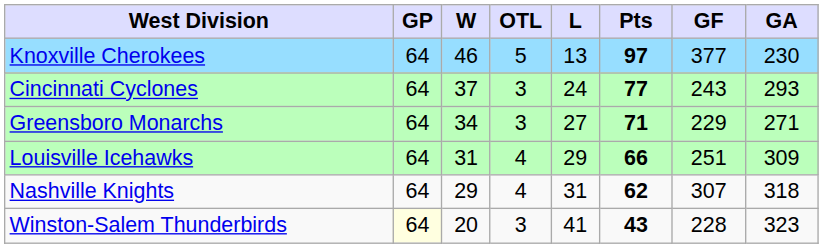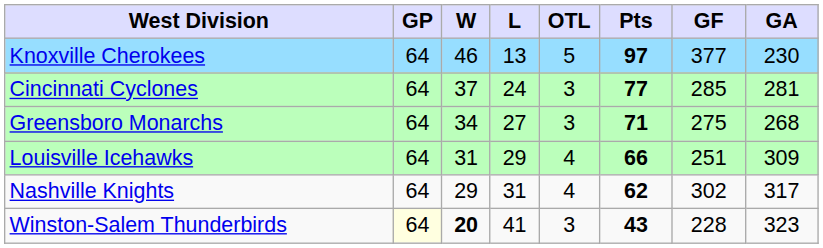columns swapped: (575, 21) <-> (521, 21)
(709, 89) 243 -> (709, 89) 285
(782, 89) 293 -> (782, 89) 281
(709, 123) 229 -> (709, 123) 275
(782, 123) 271 -> (782, 123) 268
(709, 191) 307 -> (709, 191) 302
(782, 191) 318 -> (782, 191) 317
(466, 225) normal -> (466, 225) bold
